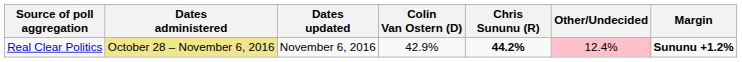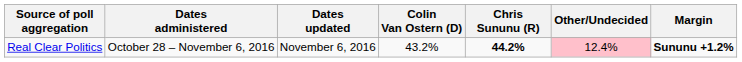(191, 47) khaki background -> (191, 47) no background
(422, 47) 42.9% -> (422, 47) 43.2%
